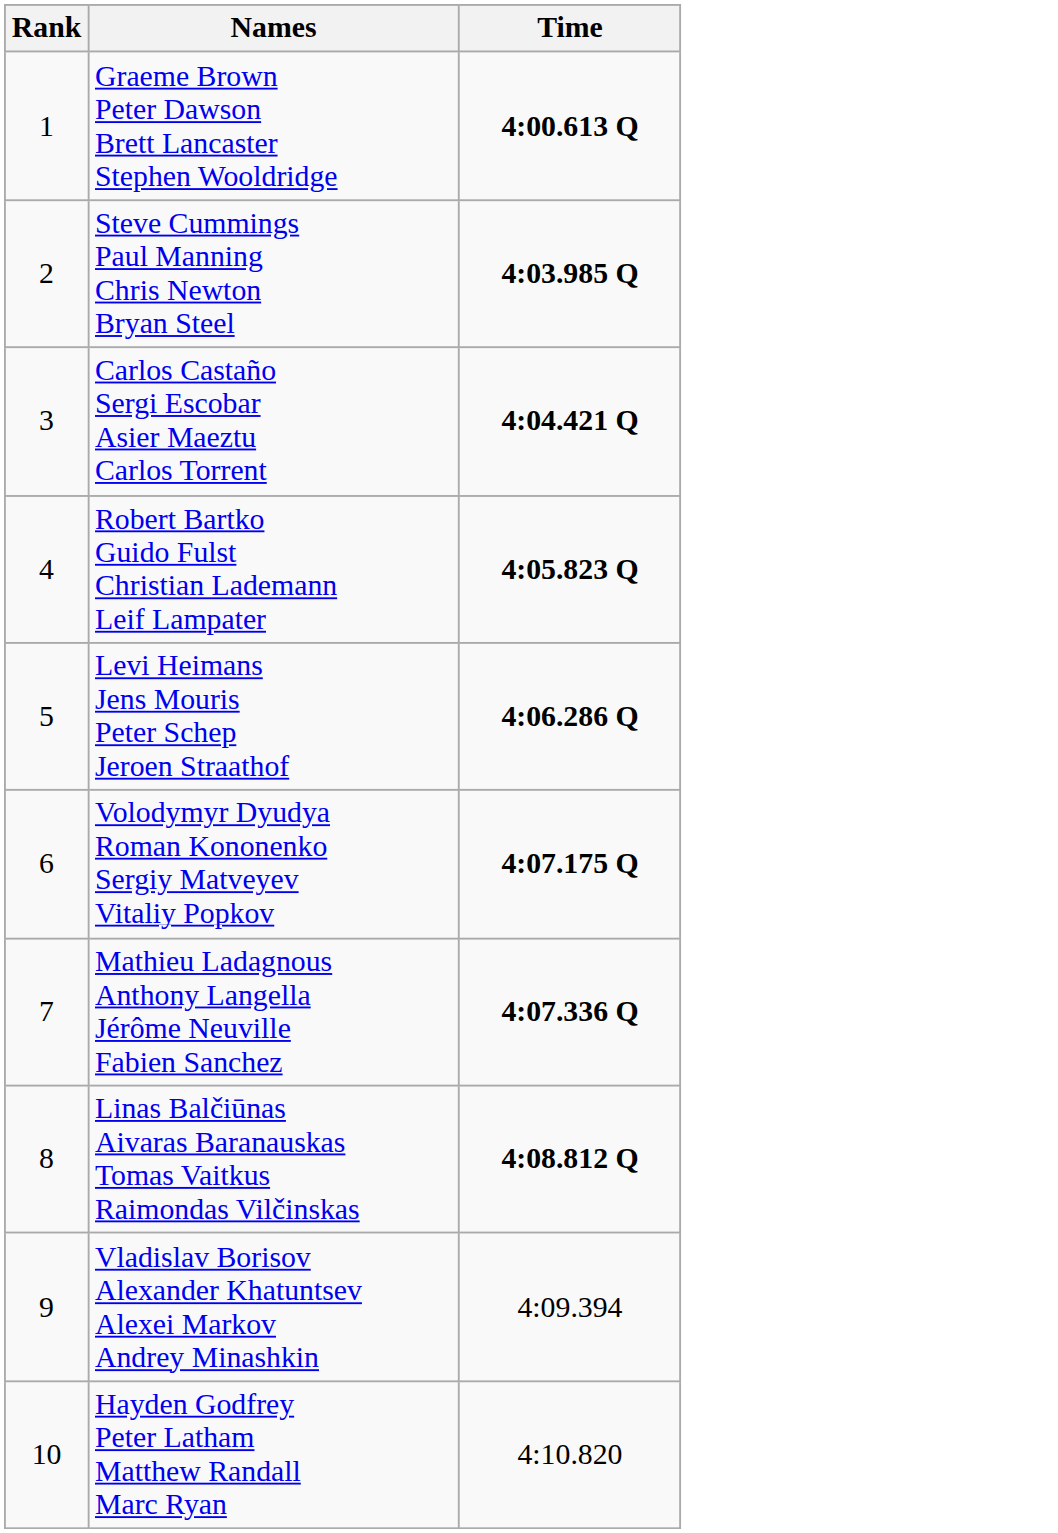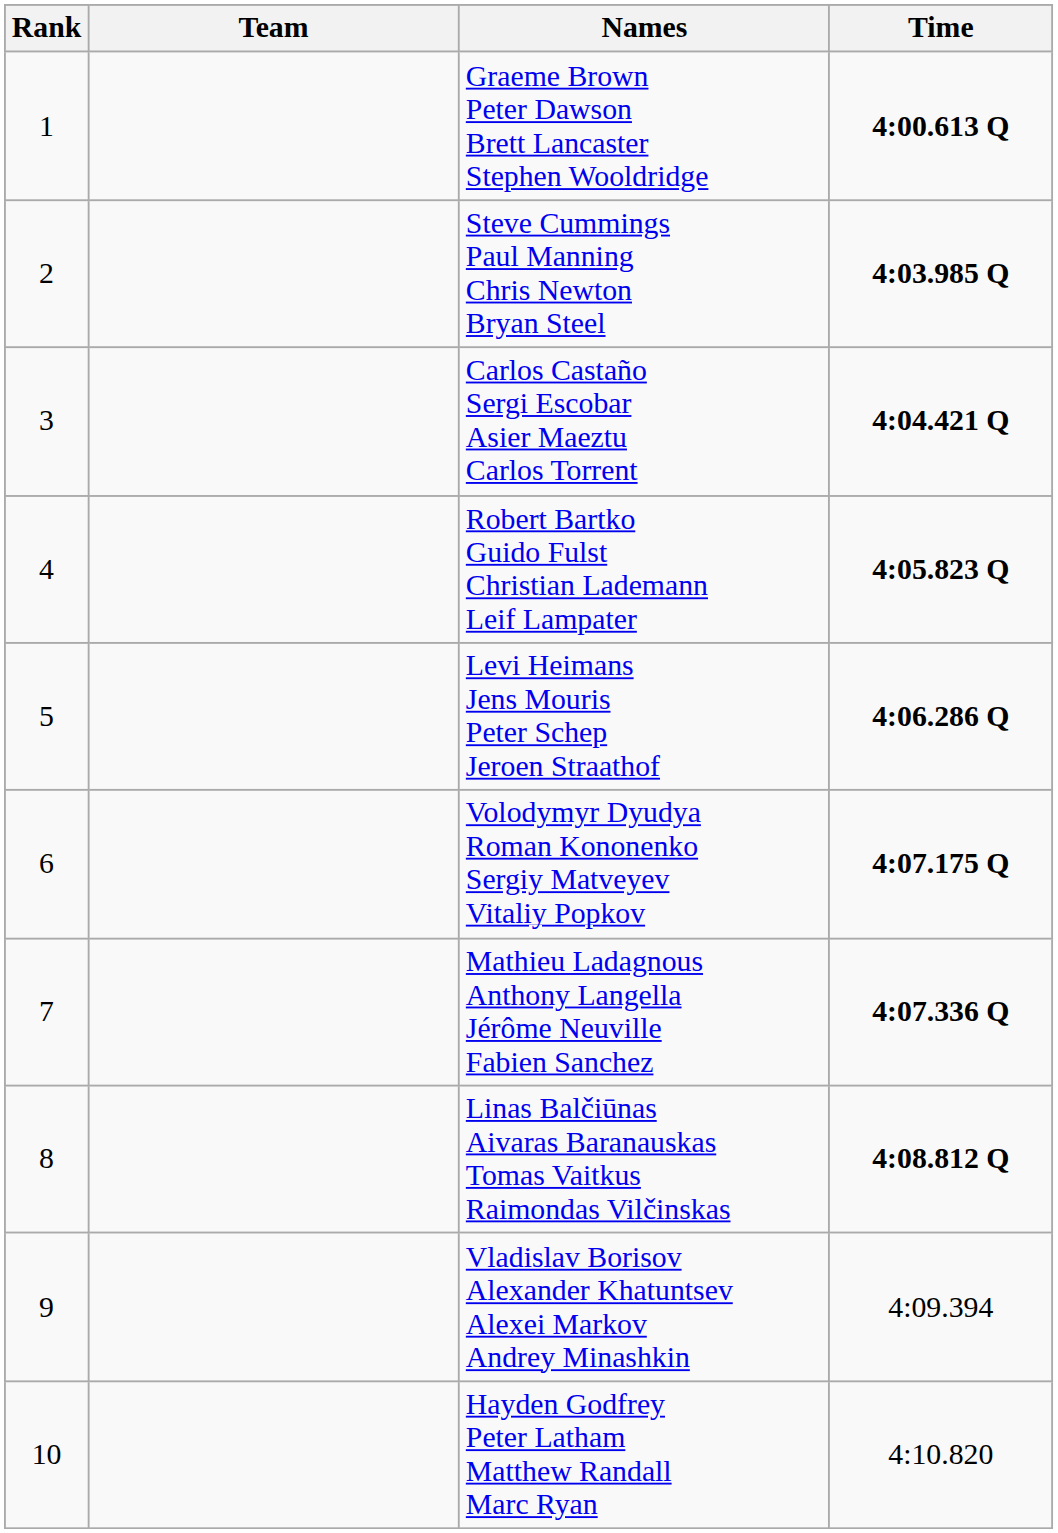+ column: (274, 28)
